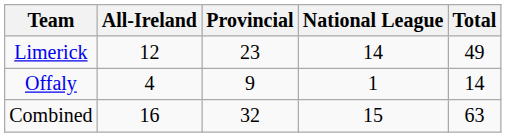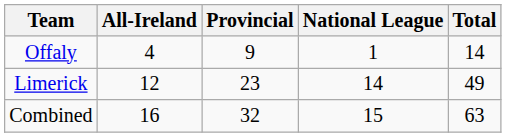rows swapped: (51, 52) <-> (51, 83)
